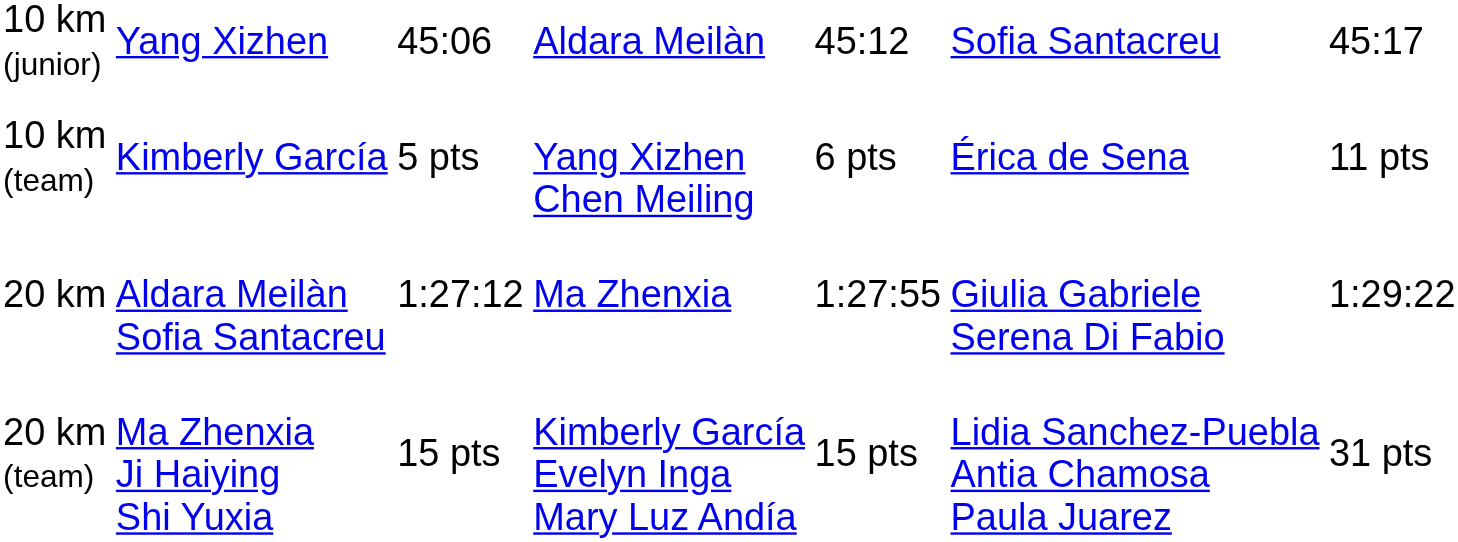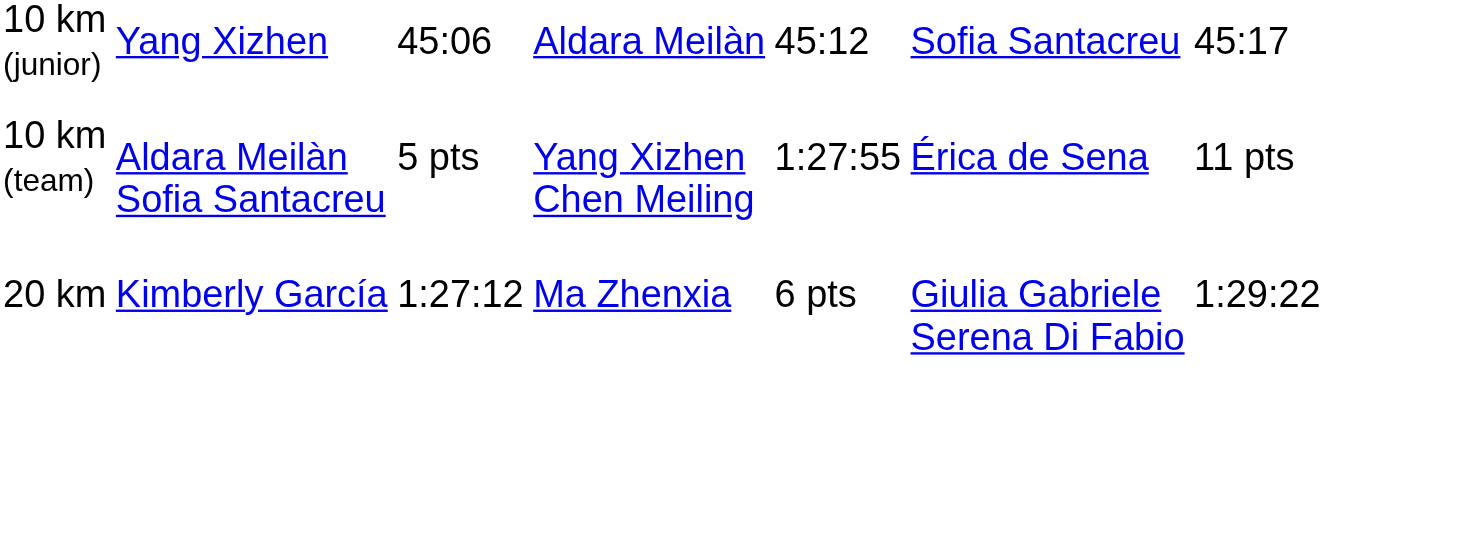(252, 157) Kimberly García -> (251, 178) Aldara Meilàn Sofia Santacreu
(856, 157) 6 pts -> (838, 157) 1:27:55
(251, 316) Aldara Meilàn Sofia Santacreu -> (252, 294) Kimberly García
(878, 294) 1:27:55 -> (816, 294) 6 pts
- row: (55, 453)
